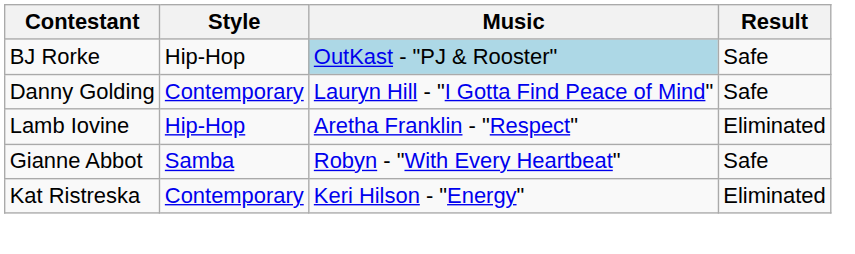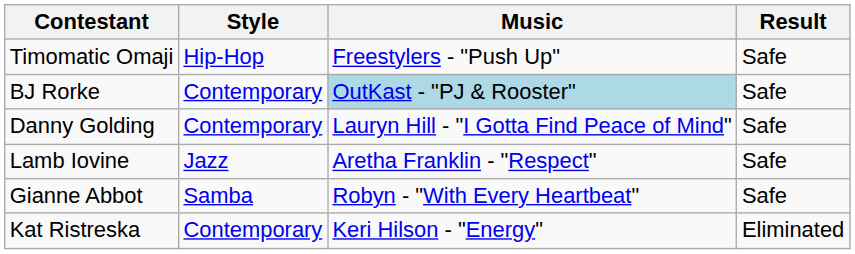+ row: (92, 56)
(205, 56) Hip-Hop -> (253, 91) Contemporary
(205, 126) Hip-Hop -> (206, 160) Jazz
(774, 126) Eliminated -> (764, 160) Safe
